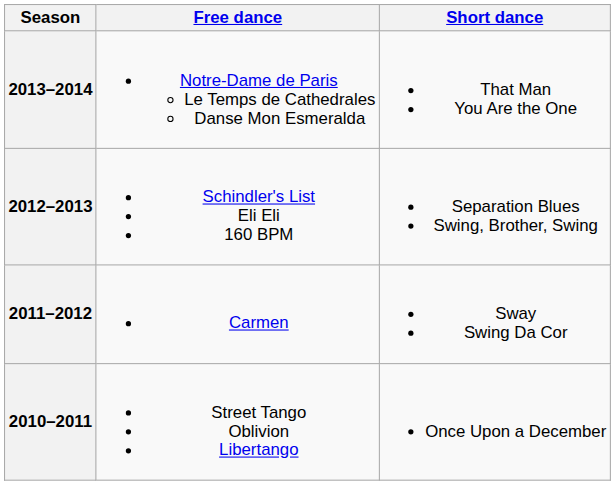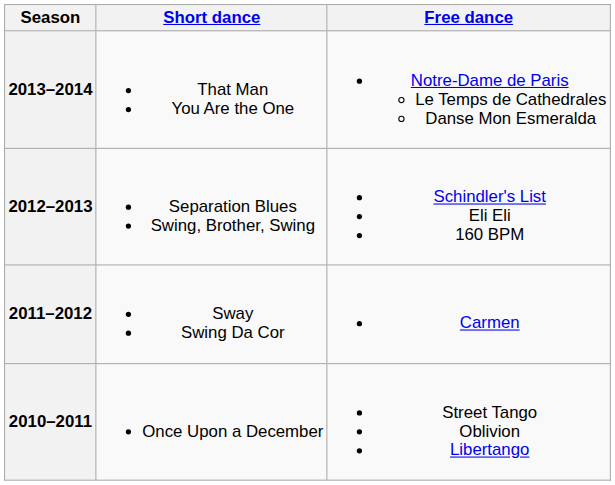columns swapped: (495, 17) <-> (238, 17)
